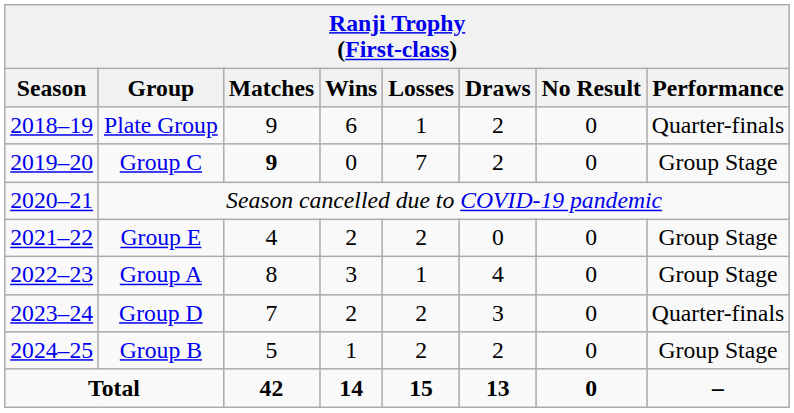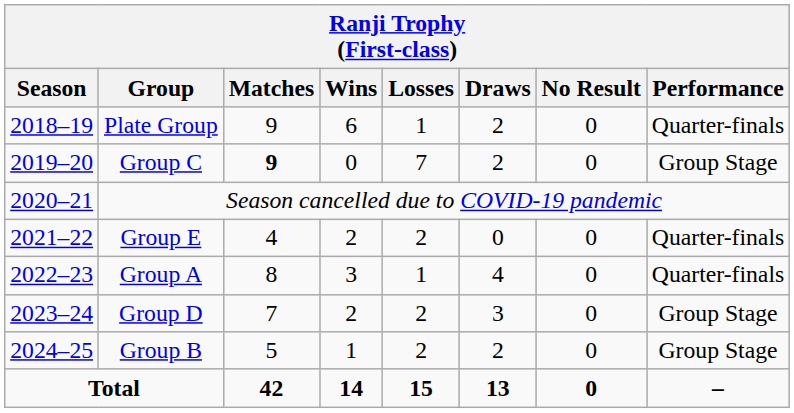(718, 237) Group Stage -> (718, 237) Quarter-finals
(718, 275) Group Stage -> (718, 275) Quarter-finals
(718, 312) Quarter-finals -> (718, 312) Group Stage
